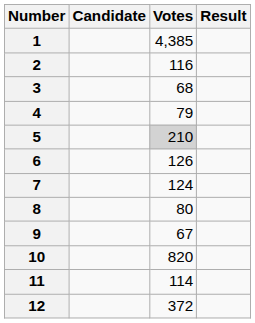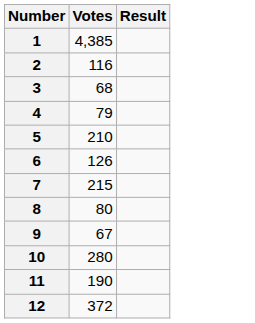- column: (109, 16)
(180, 137) lightgrey background -> (100, 137) no background
(180, 185) 124 -> (100, 185) 215
(180, 257) 820 -> (100, 257) 280
(181, 281) 114 -> (100, 281) 190
